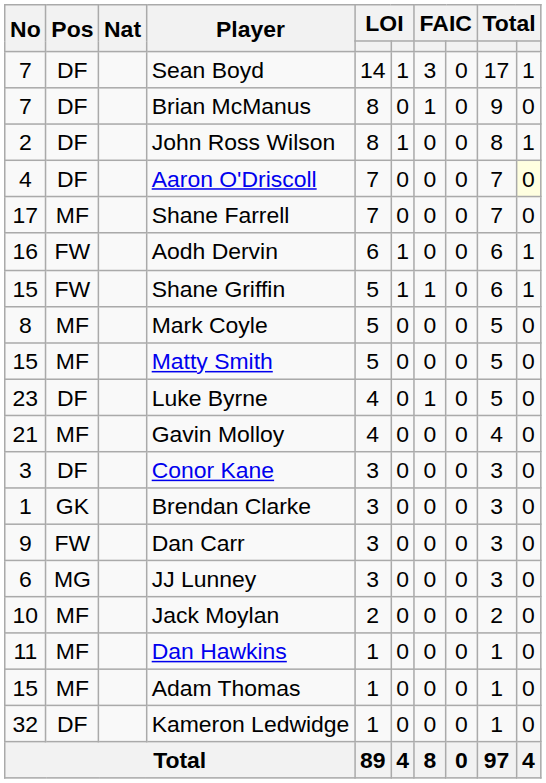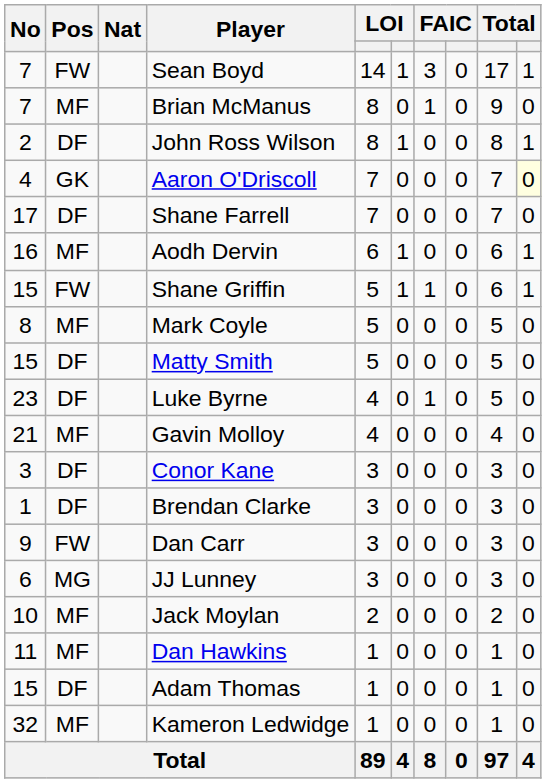(72, 70) DF -> (72, 70) FW
(72, 106) DF -> (72, 106) MF
(72, 179) DF -> (72, 179) GK
(72, 215) MF -> (72, 215) DF
(72, 252) FW -> (72, 252) MF
(72, 361) MF -> (72, 361) DF
(72, 506) GK -> (72, 506) DF
(72, 688) MF -> (72, 688) DF
(72, 724) DF -> (72, 724) MF
